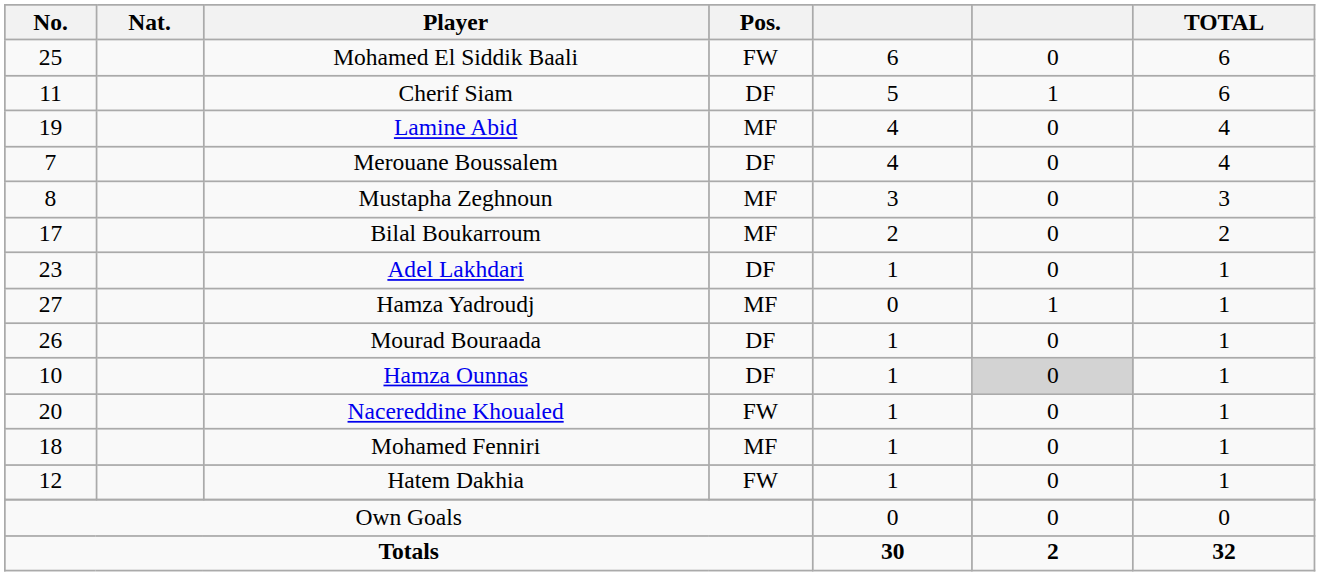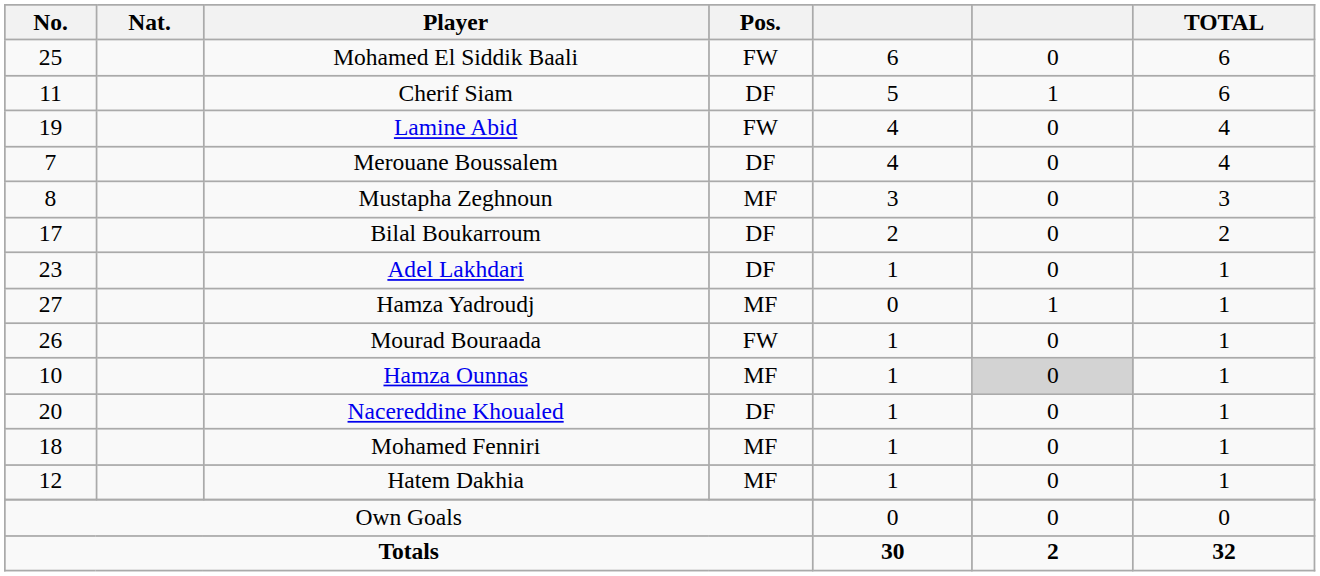(760, 127) MF -> (760, 127) FW
(760, 233) MF -> (760, 233) DF
(760, 339) DF -> (760, 339) FW
(760, 375) DF -> (760, 375) MF
(760, 410) FW -> (760, 410) DF
(760, 481) FW -> (760, 481) MF
